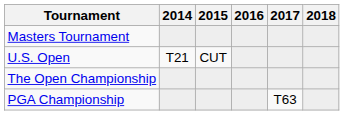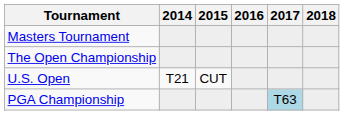rows swapped: (39, 58) <-> (82, 79)
(285, 100) no background -> (285, 100) lightblue background
